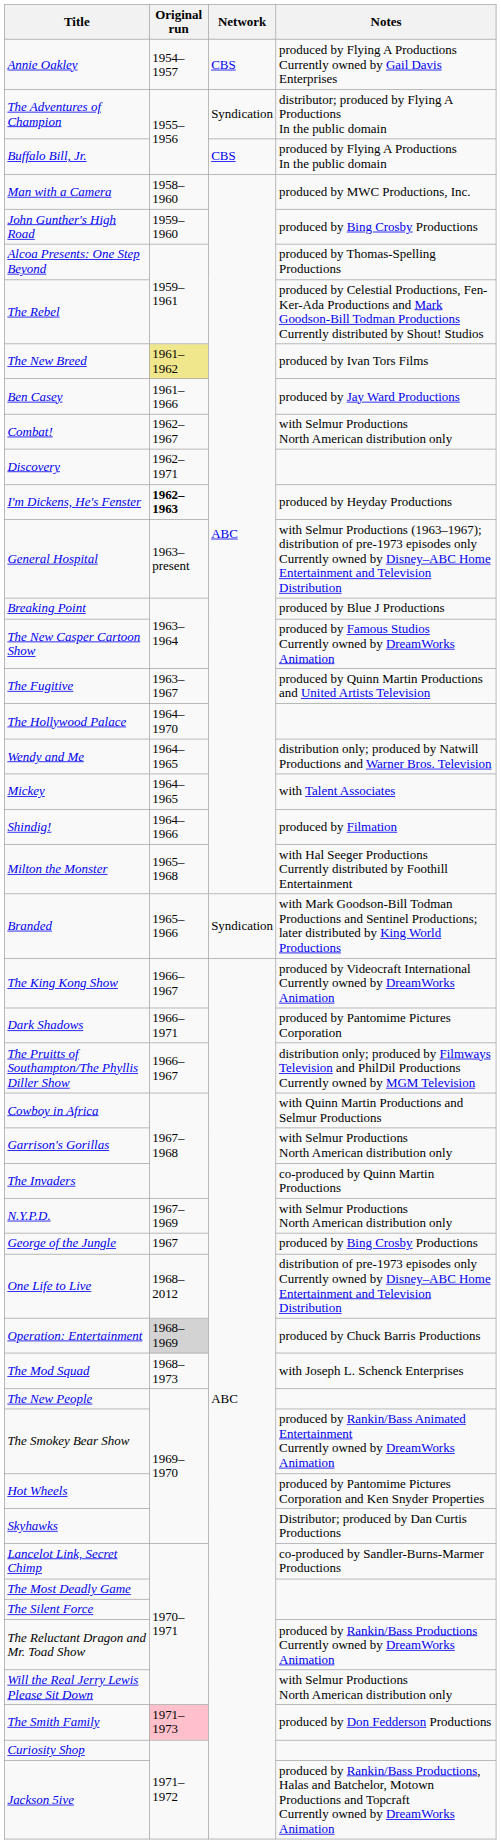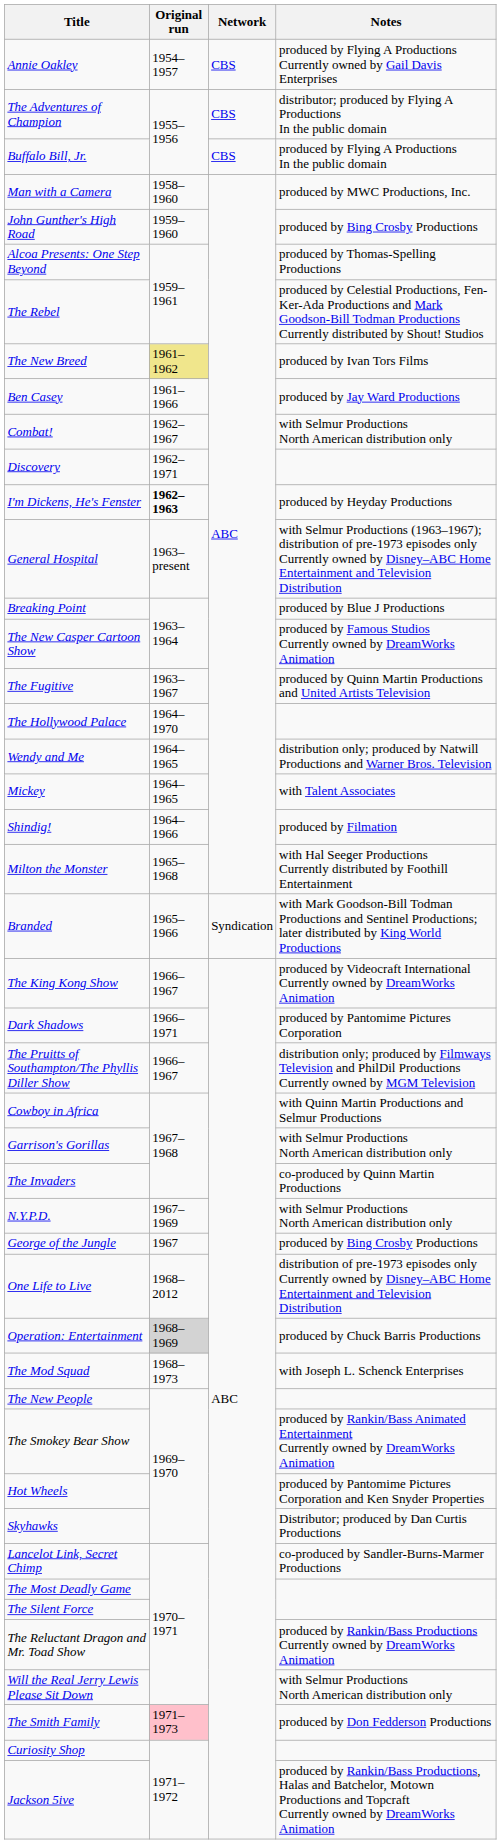(242, 114) Syndication -> (223, 114) CBS
